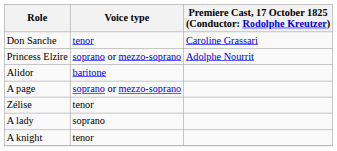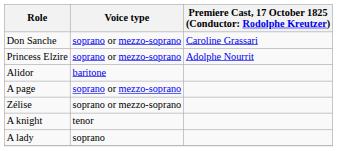(83, 40) tenor -> (127, 40) soprano or mezzo-soprano
(83, 105) tenor -> (127, 105) soprano or mezzo-soprano
rows swapped: (20, 121) <-> (24, 137)
